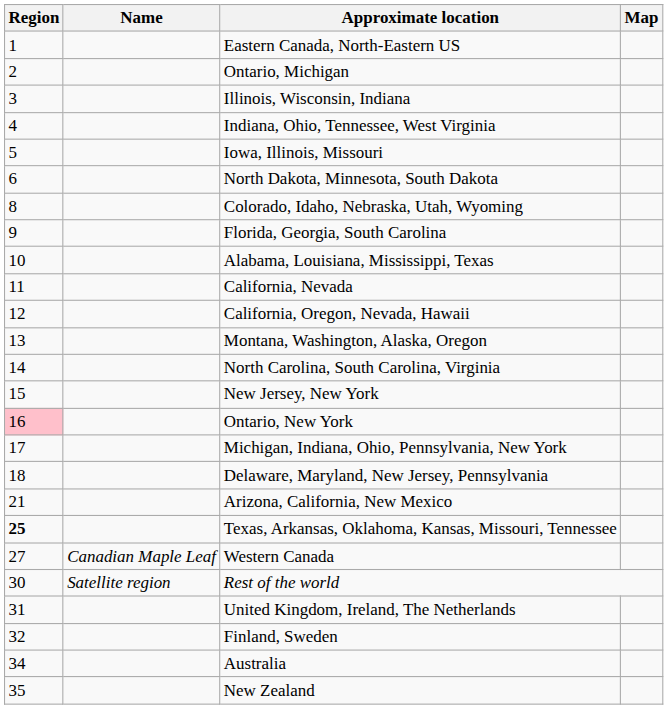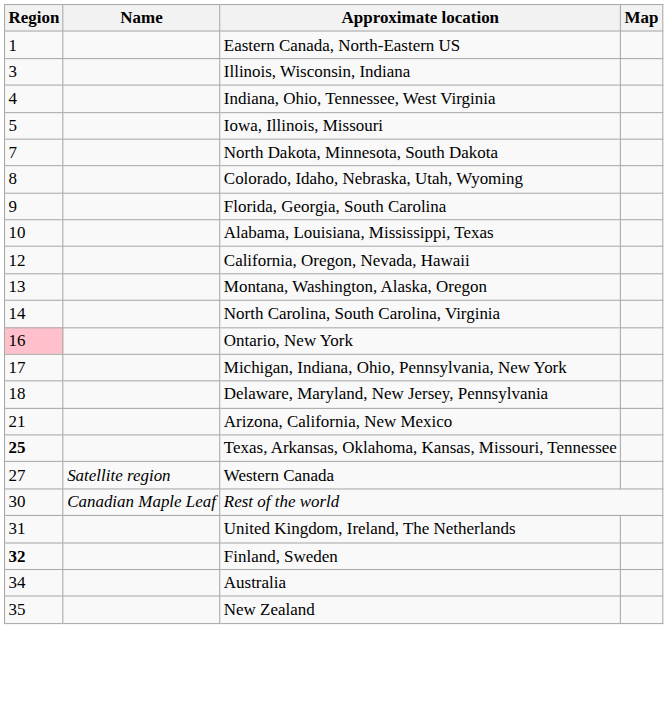- row: (286, 71)
(13, 179) 6 -> (13, 152) 7
- row: (288, 286)
- row: (301, 394)
(142, 555) Canadian Maple Leaf -> (119, 475) Satellite region
(119, 582) Satellite region -> (142, 502) Canadian Maple Leaf
(17, 636) normal -> (17, 555) bold
